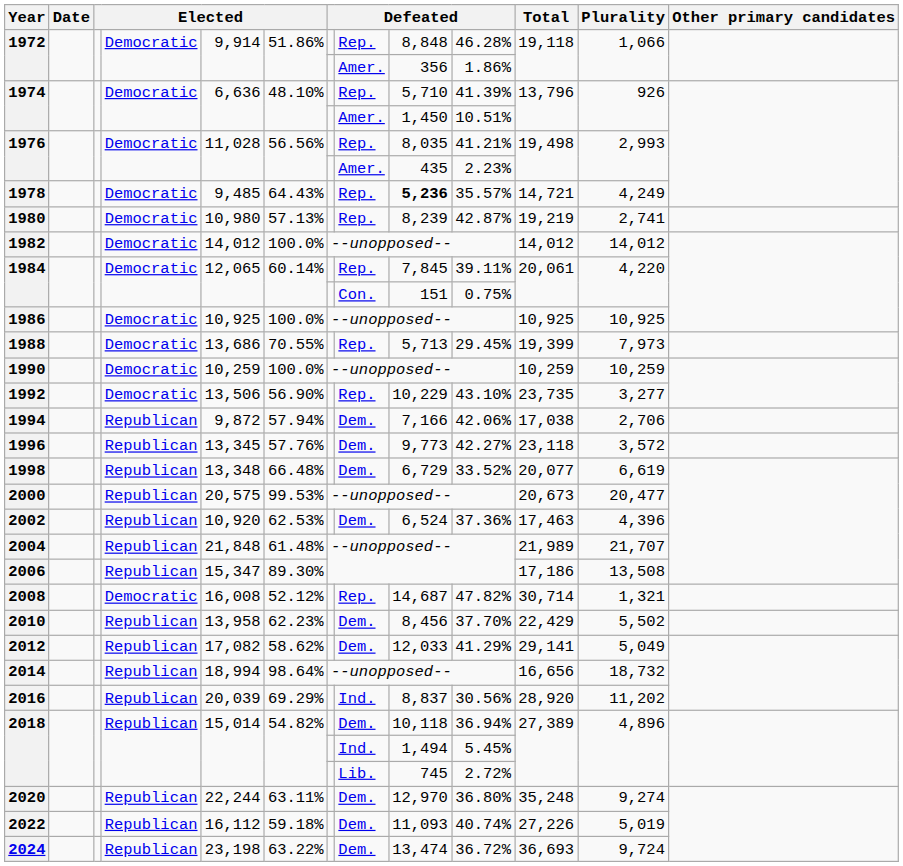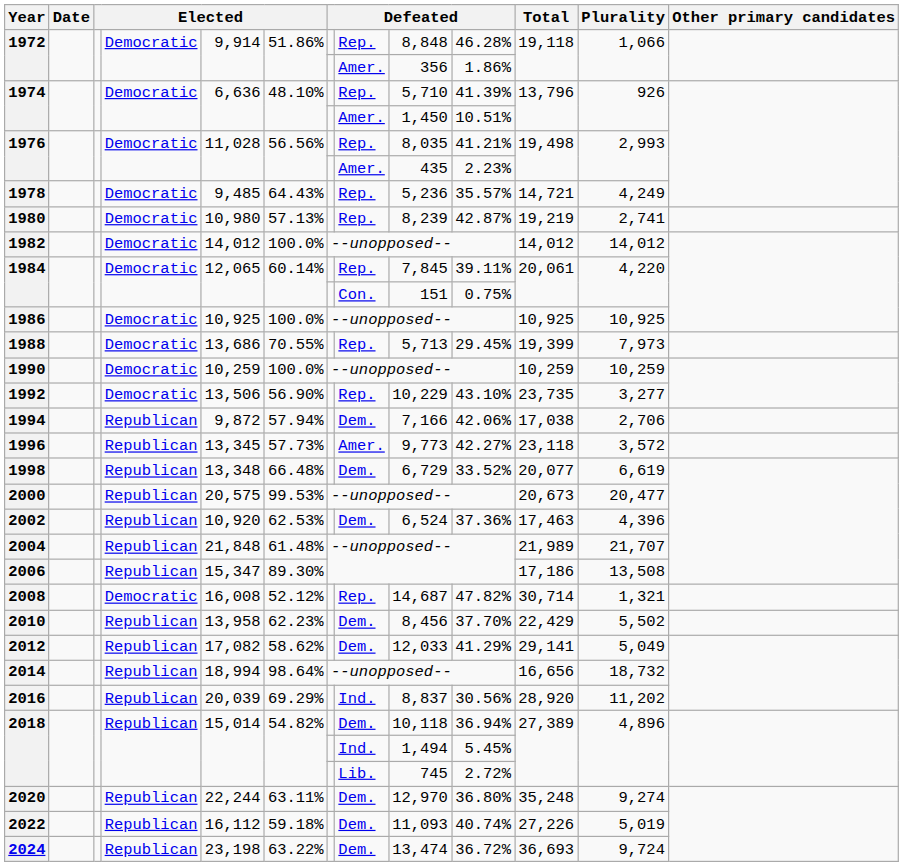(425, 194) bold -> (425, 194) normal
(296, 446) 57.76% -> (296, 446) 57.73%
(357, 446) Dem. -> (362, 446) Amer.
